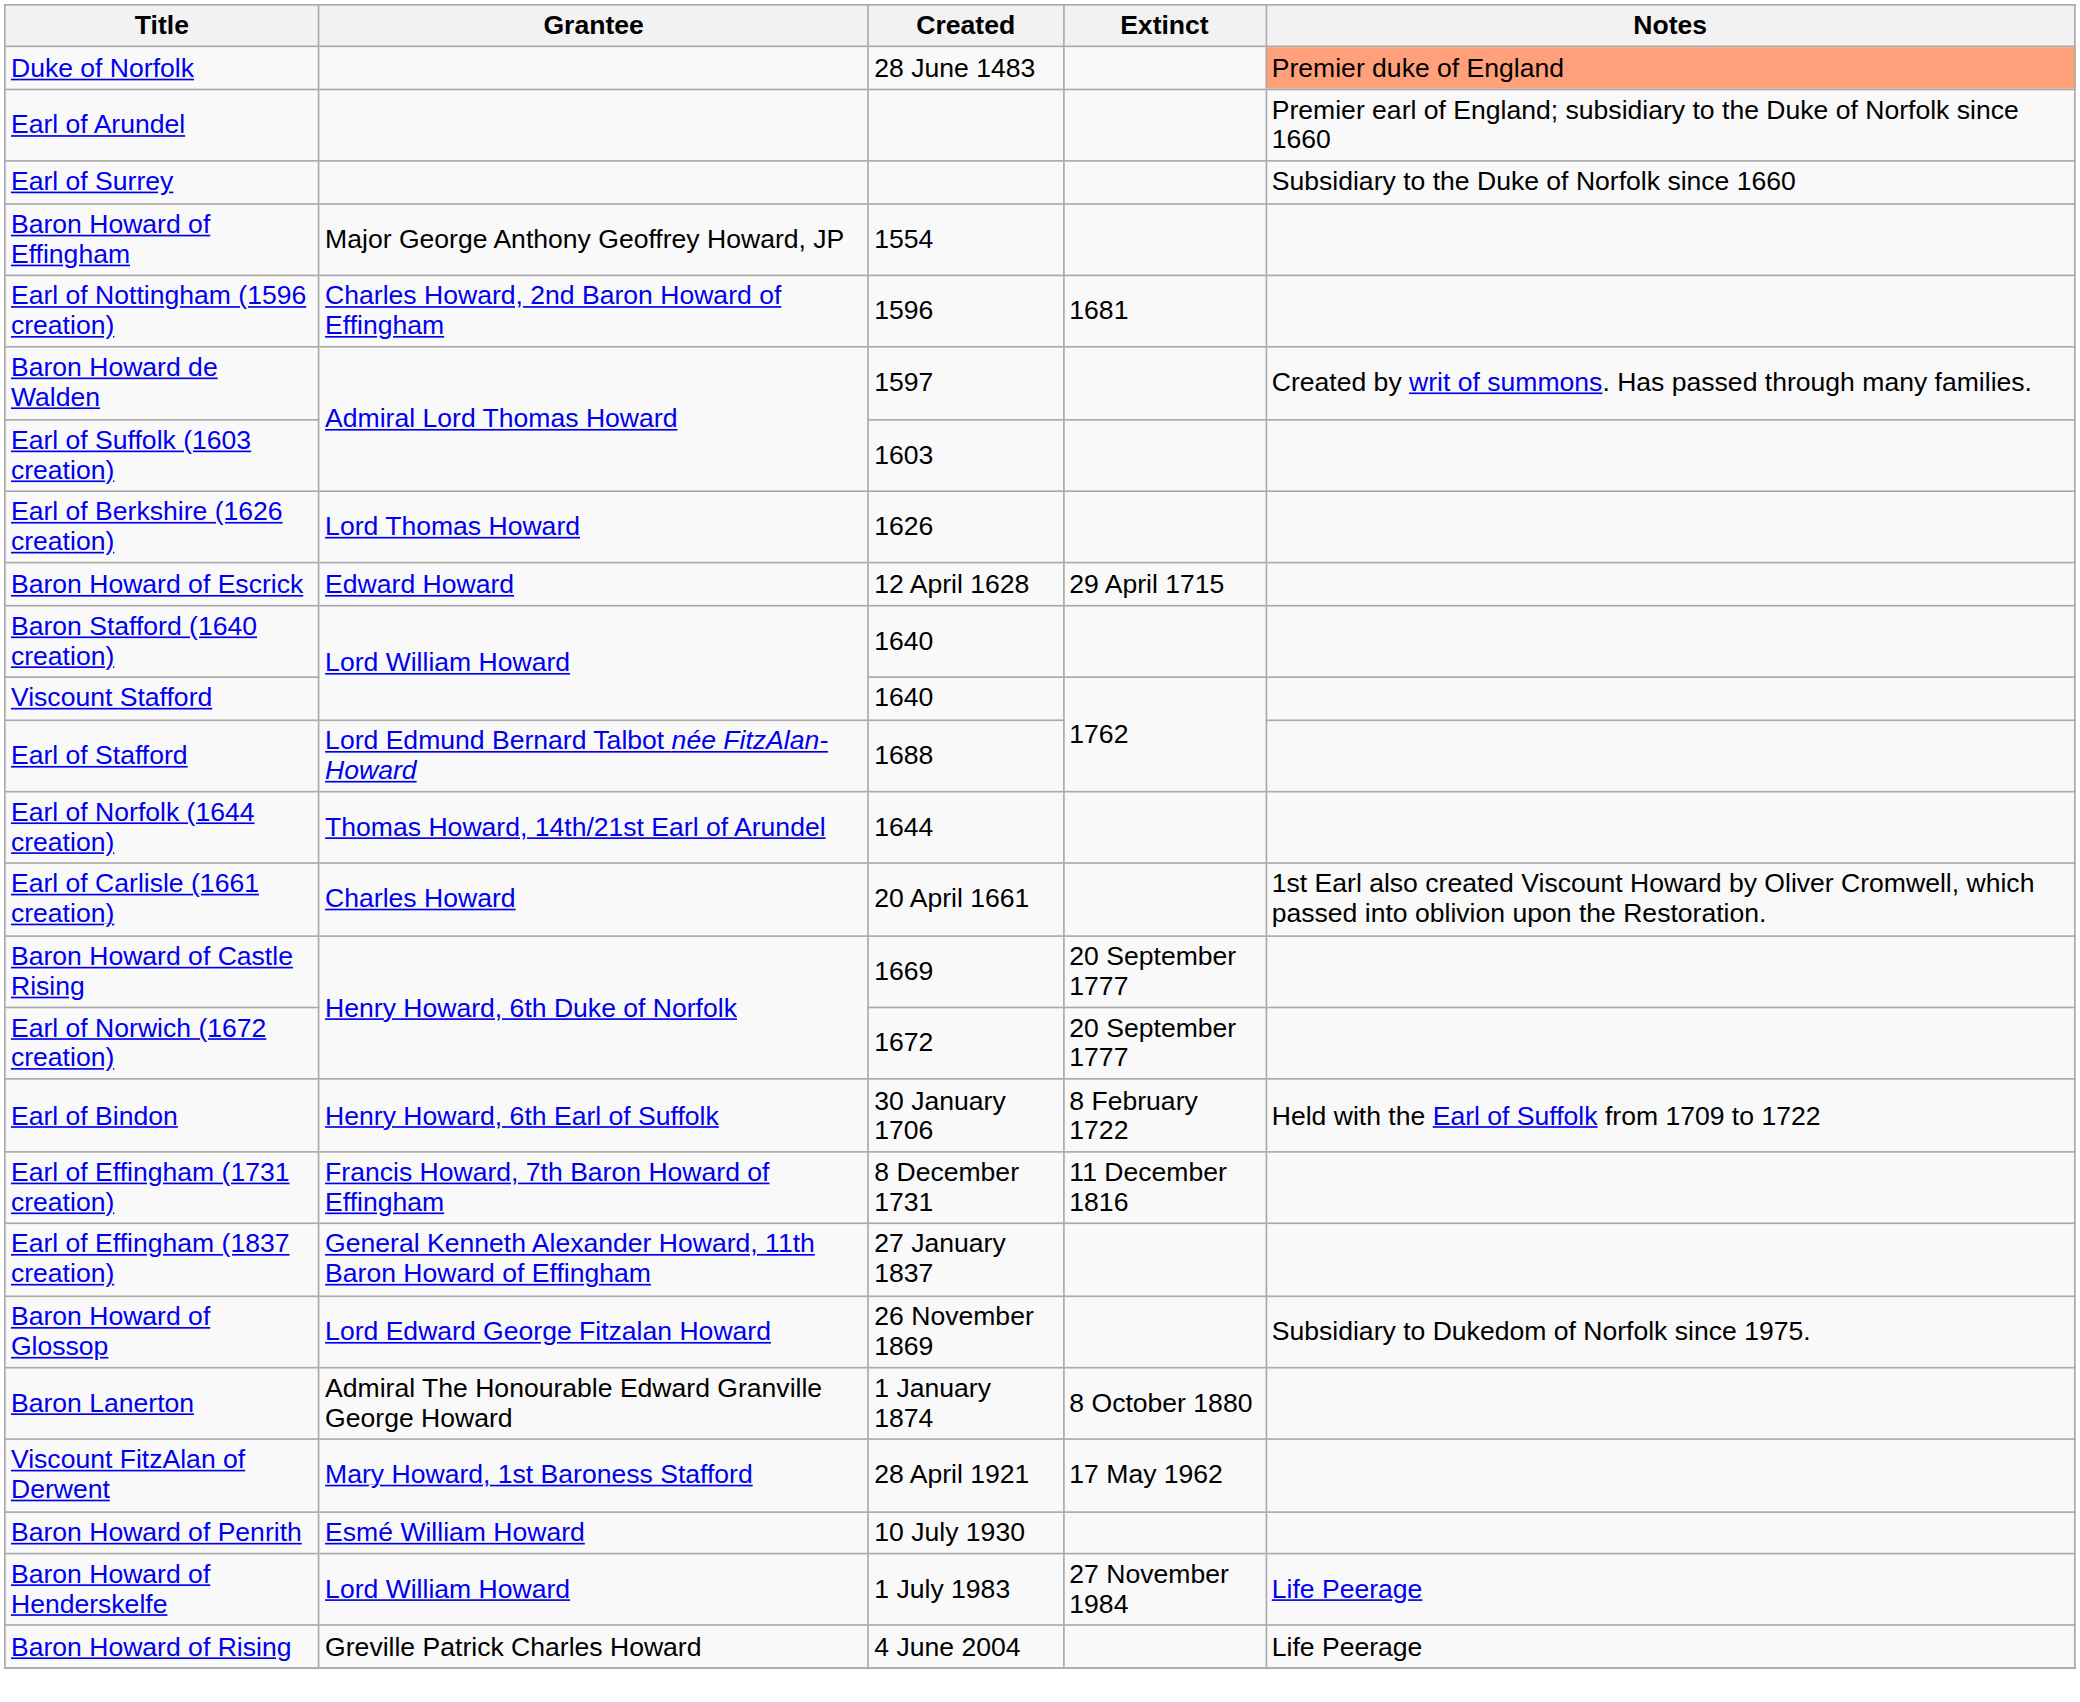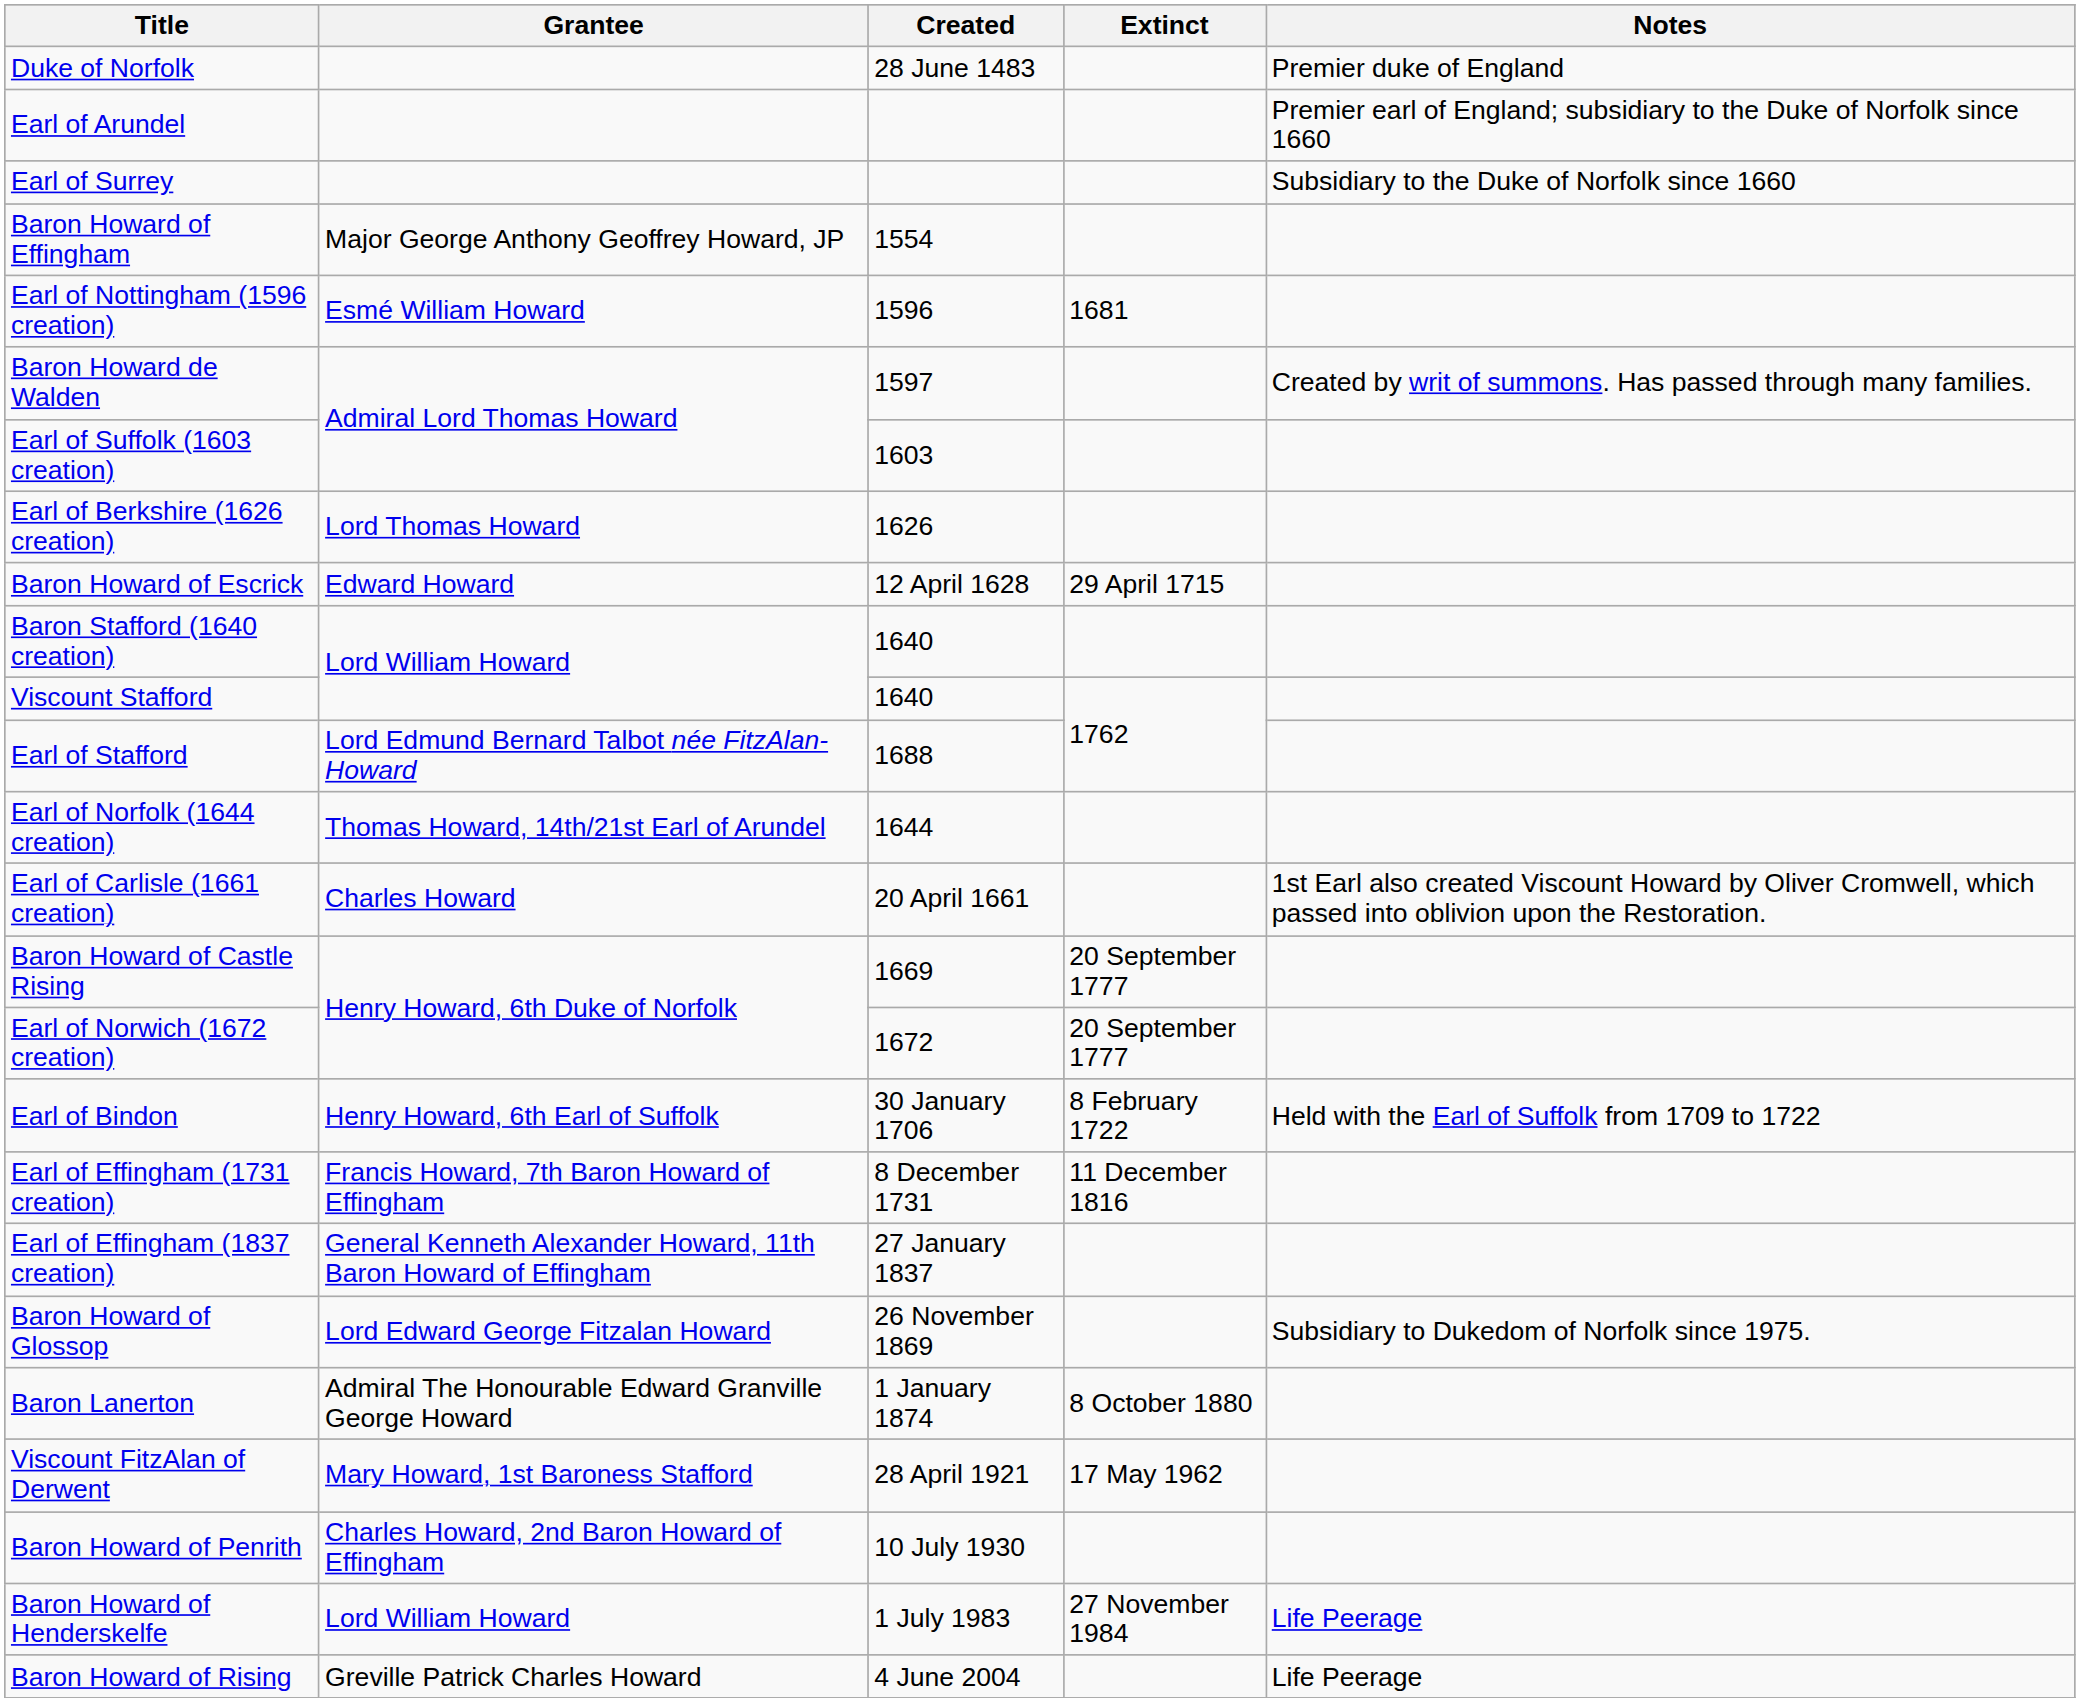(1418, 67) lightsalmon background -> (1418, 67) no background
(553, 310) Charles Howard, 2nd Baron Howard of Effingham -> (455, 310) Esmé William Howard
(455, 1532) Esmé William Howard -> (553, 1547) Charles Howard, 2nd Baron Howard of Effingham
